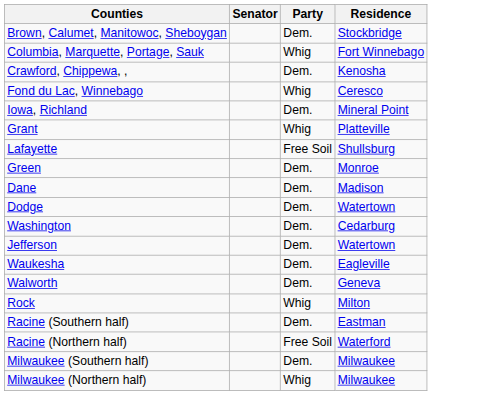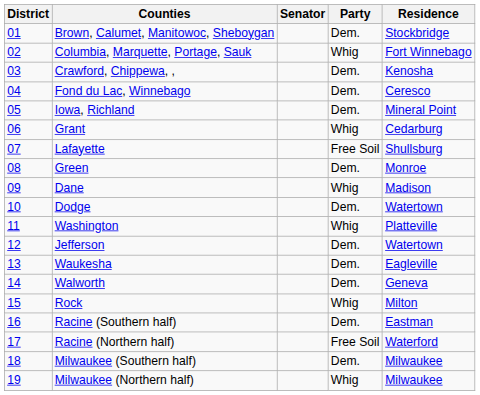+ column: (28, 14)
(297, 91) Whig -> (345, 91) Dem.
(364, 129) Platteville -> (414, 129) Cedarburg
(298, 187) Dem. -> (345, 187) Whig
(298, 226) Dem. -> (345, 226) Whig
(366, 226) Cedarburg -> (411, 226) Platteville
